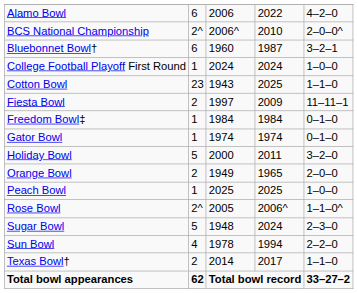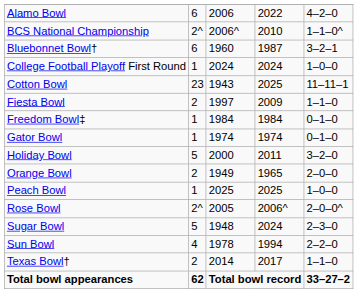(325, 31) 2–0–0^ -> (325, 31) 1–1–0^
(322, 84) 1–1–0 -> (327, 84) 11–11–1
(327, 102) 11–11–1 -> (322, 102) 1–1–0
(325, 208) 1–1–0^ -> (325, 208) 2–0–0^
